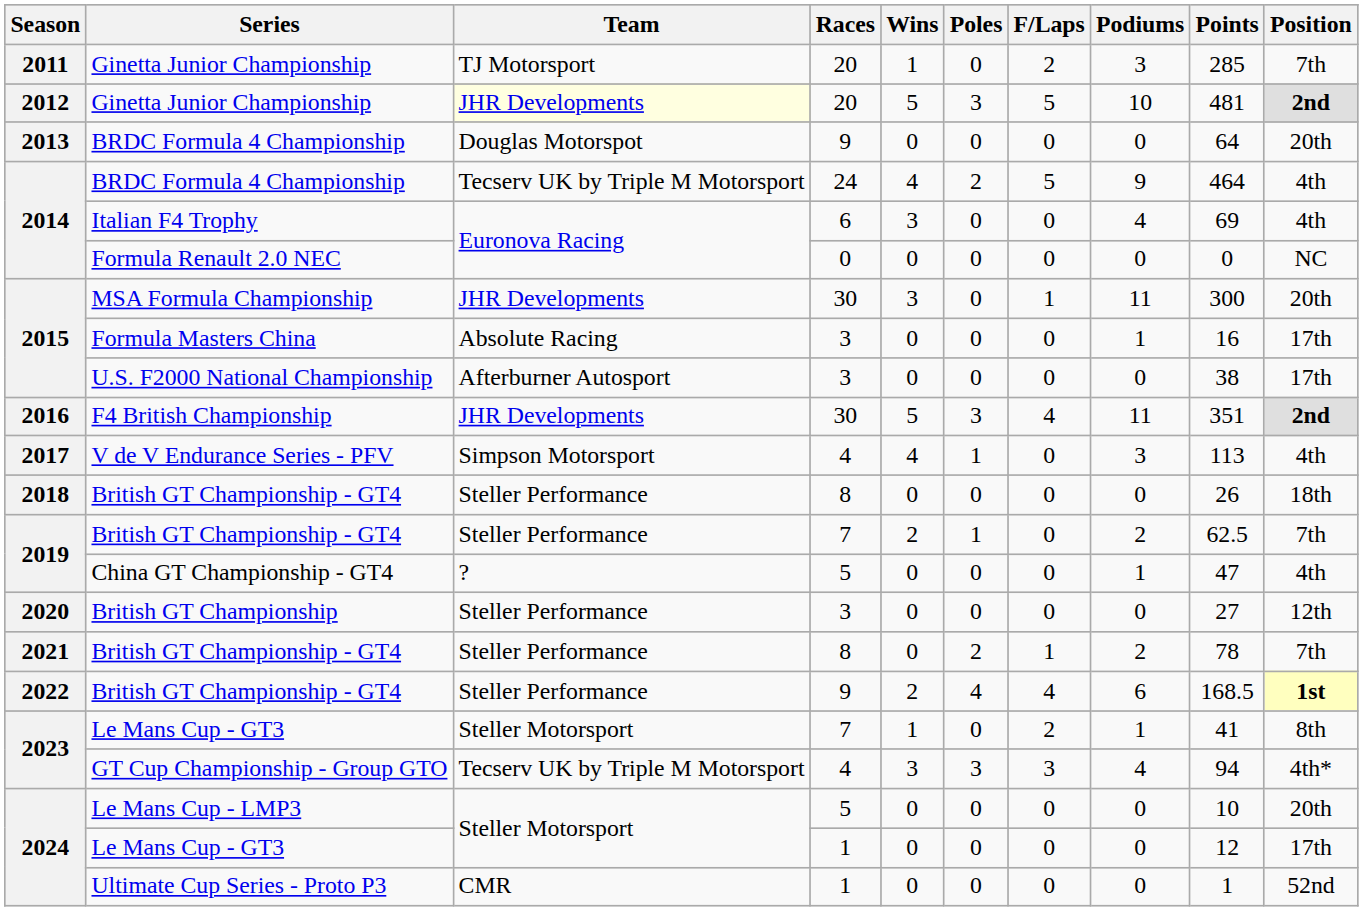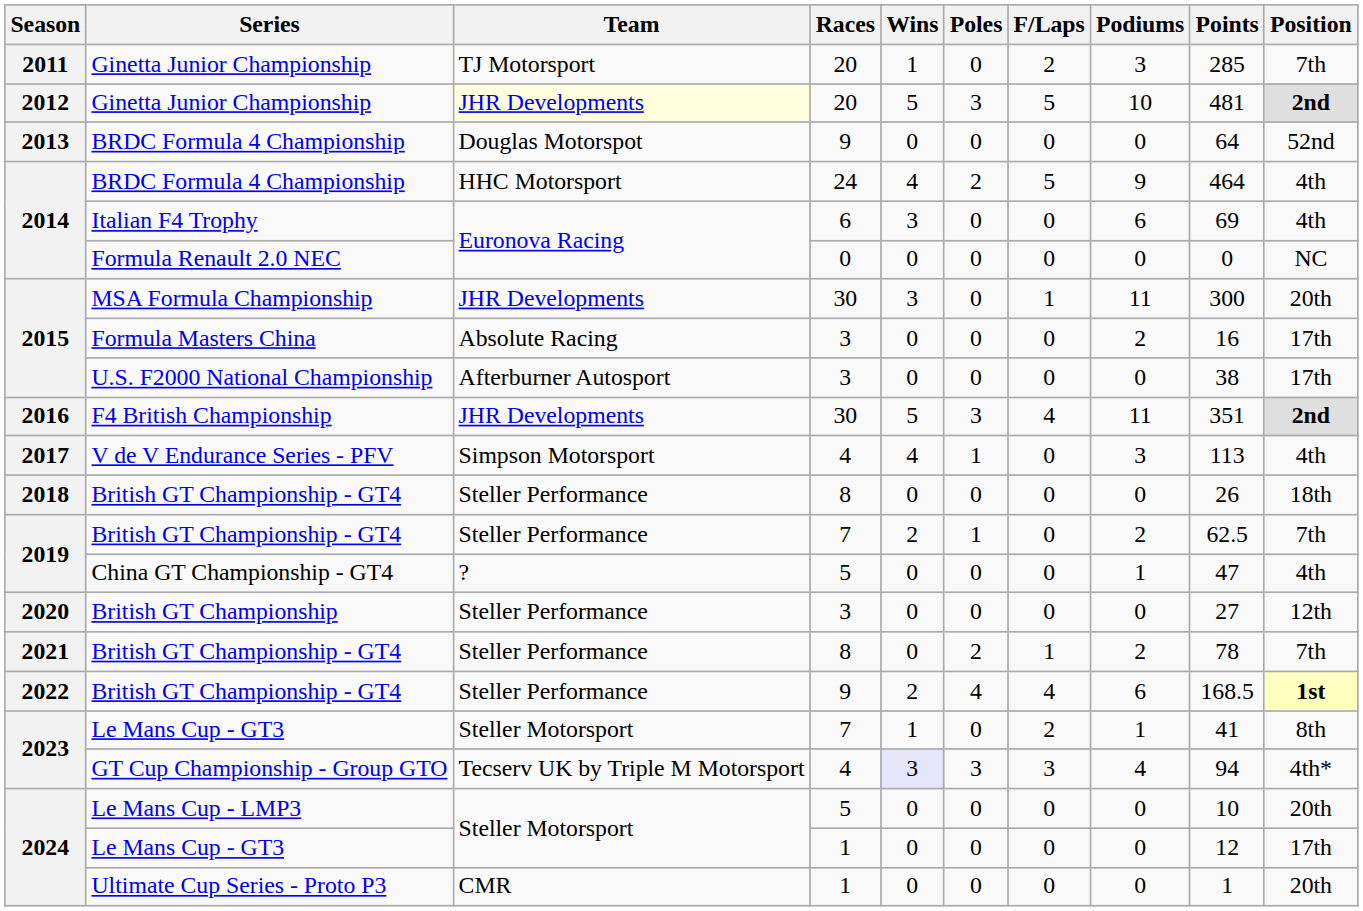(1311, 142) 20th -> (1311, 142) 52nd
(632, 181) Tecserv UK by Triple M Motorsport -> (540, 181) HHC Motorsport
(1140, 220) 4 -> (1140, 220) 6
(1140, 337) 1 -> (1140, 337) 2
(912, 769) no background -> (912, 769) lavender background
(1311, 886) 52nd -> (1311, 886) 20th
